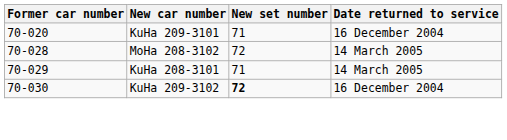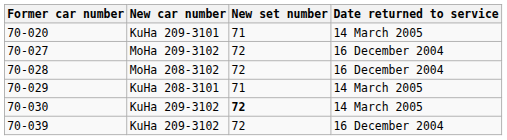(389, 32) 16 December 2004 -> (378, 32) 14 March 2005
+ row: (28, 51)
(378, 51) 14 March 2005 -> (389, 70) 16 December 2004
(389, 88) 16 December 2004 -> (378, 107) 14 March 2005
+ row: (28, 126)
